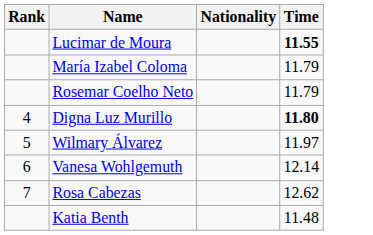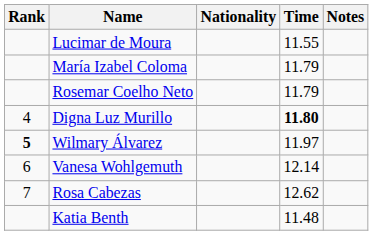+ column: (345, 17)
(301, 42) bold -> (301, 42) normal
(27, 142) normal -> (27, 142) bold
